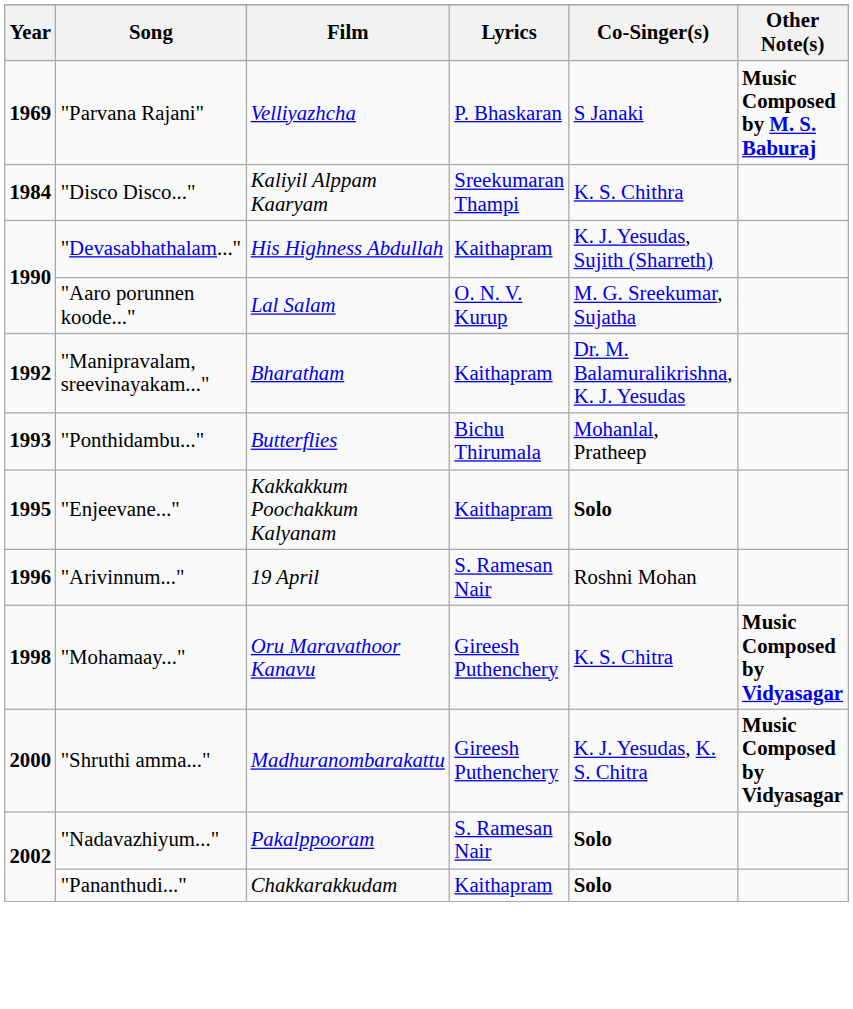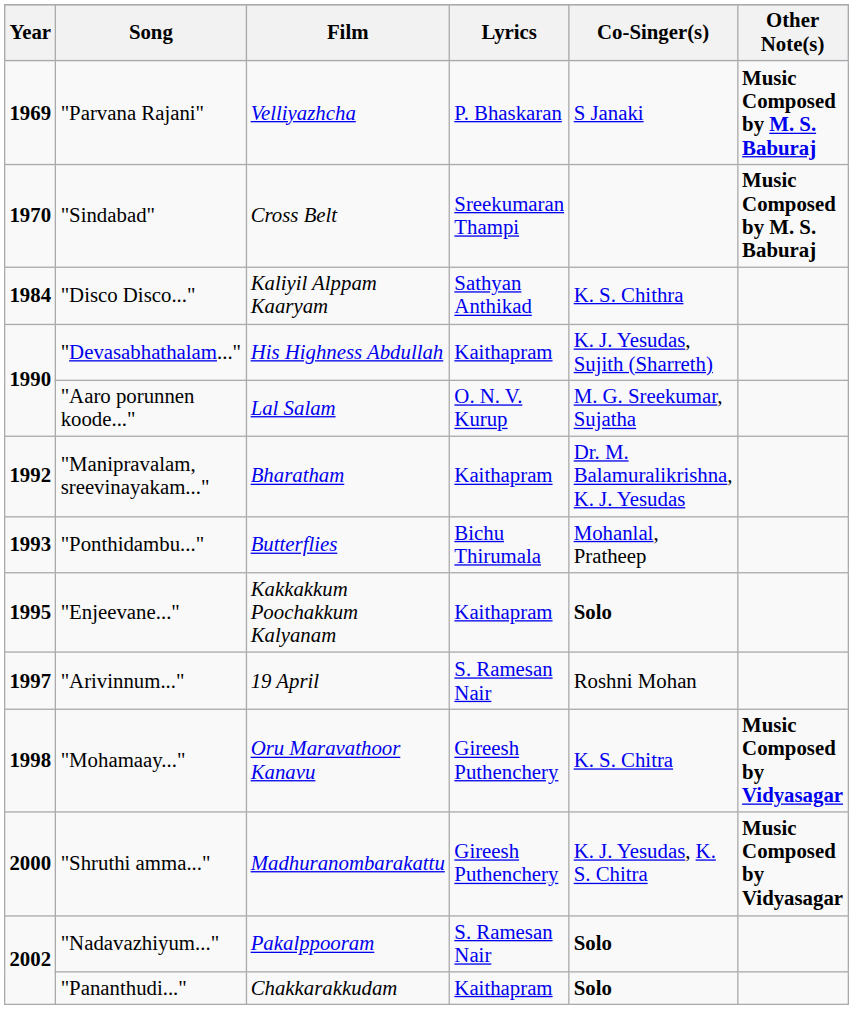+ row: (108, 215)
(509, 192) Sreekumaran Thampi -> (493, 295) Sathyan Anthikad
(30, 577) 1996 -> (30, 680) 1997
